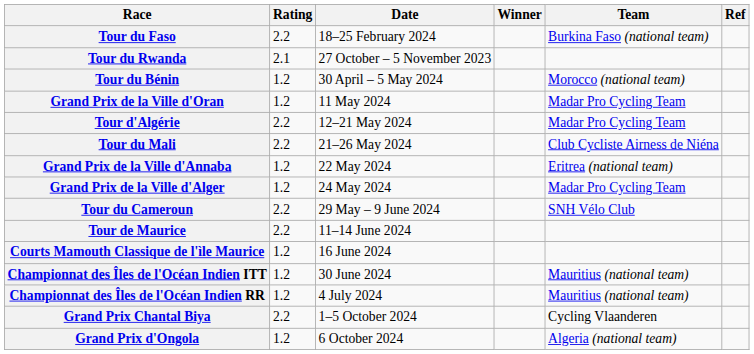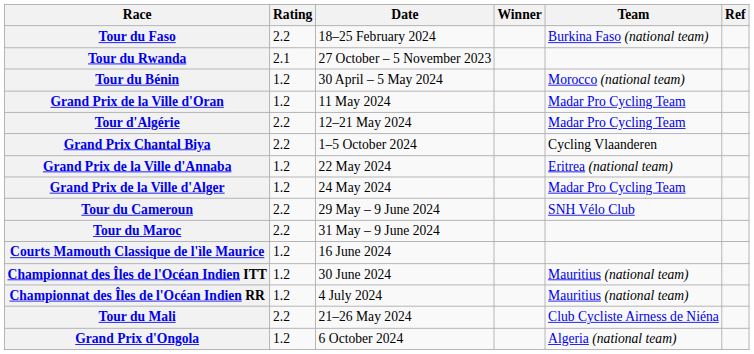rows swapped: (137, 144) <-> (137, 317)
+ row: (137, 230)
- row: (137, 230)
